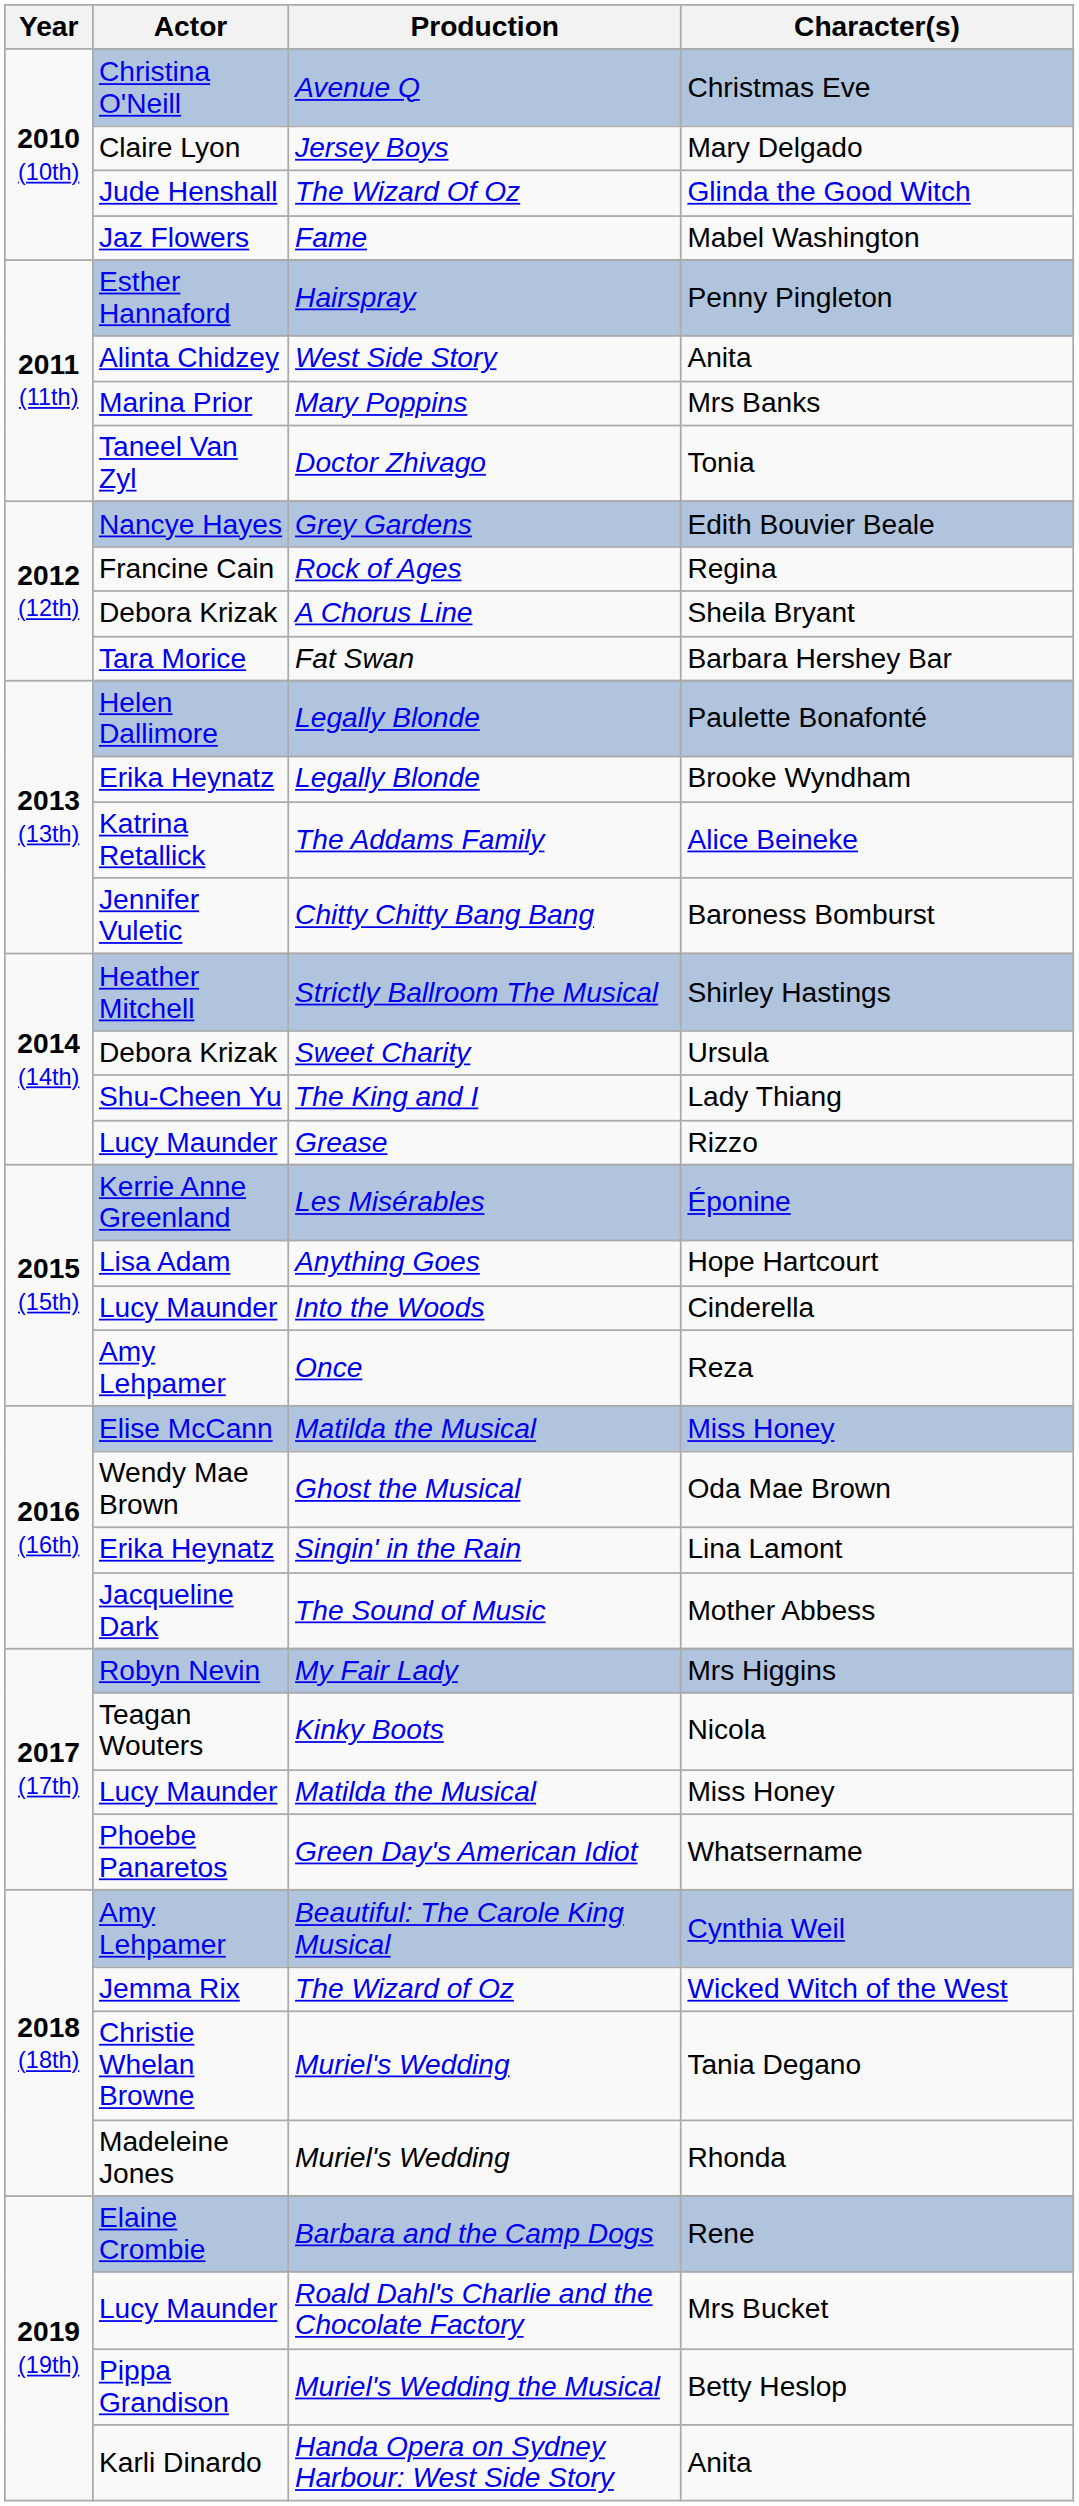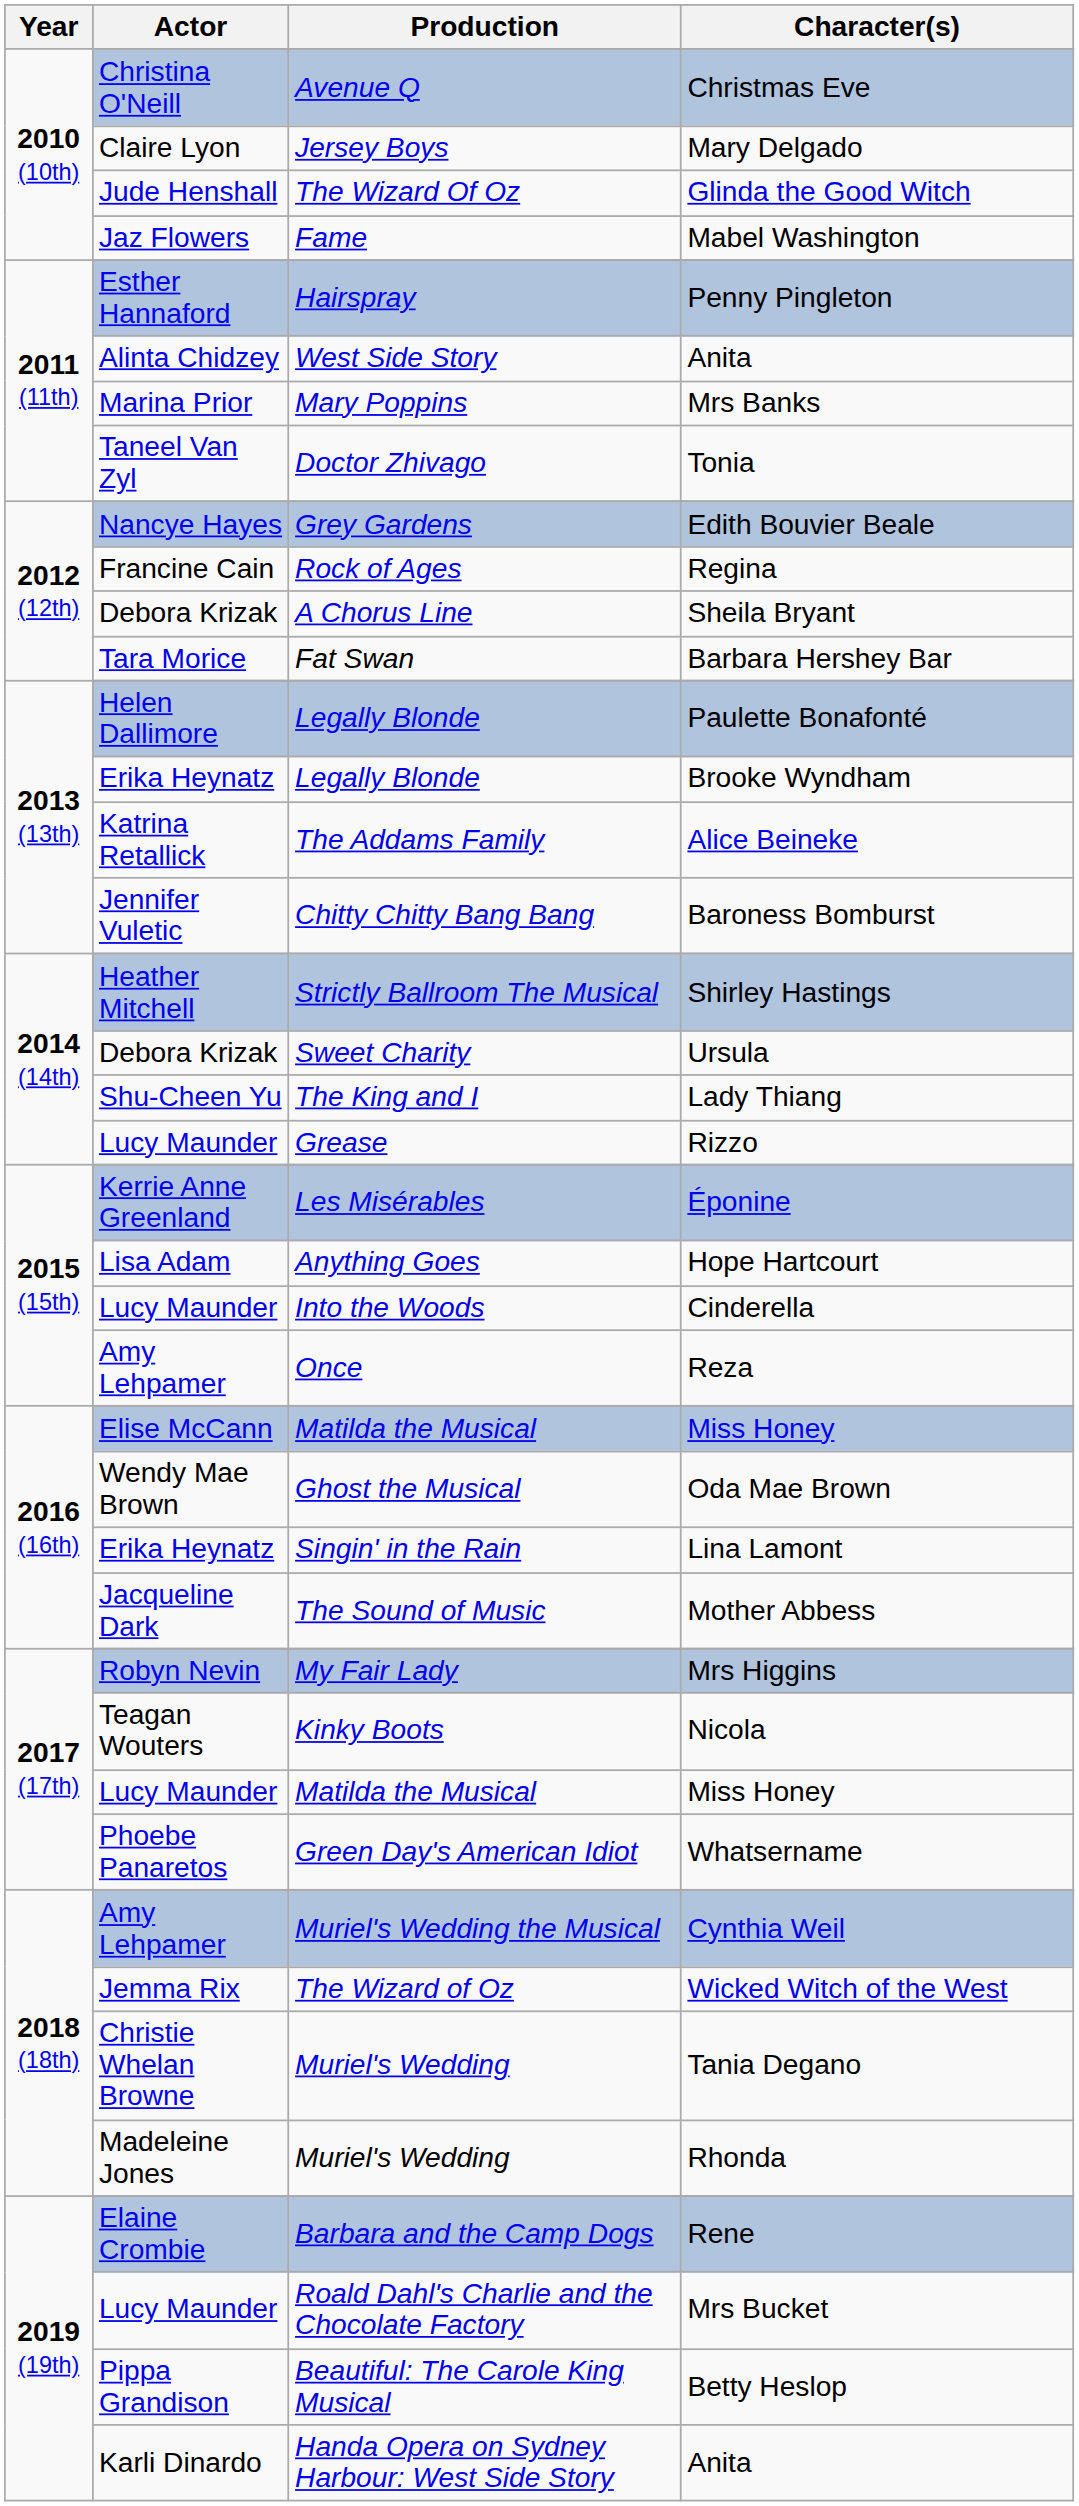(459, 1928) Beautiful: The Carole King Musical -> (478, 1928) Muriel's Wedding the Musical
(478, 2386) Muriel's Wedding the Musical -> (459, 2386) Beautiful: The Carole King Musical
